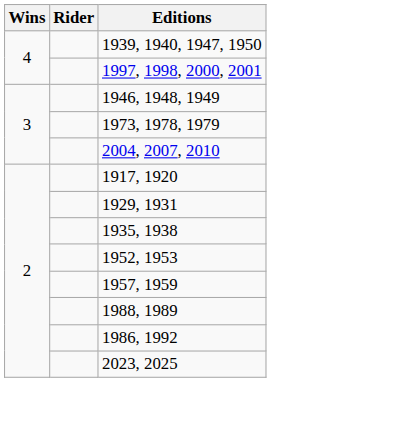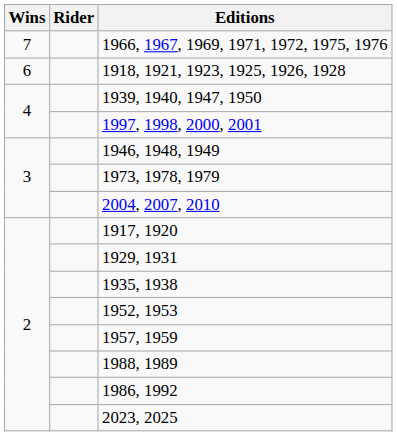+ row: (245, 44)
+ row: (224, 71)
